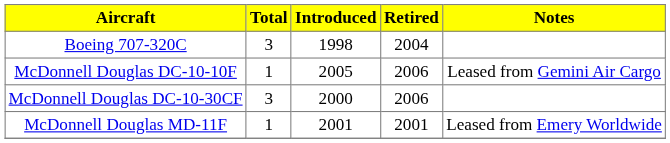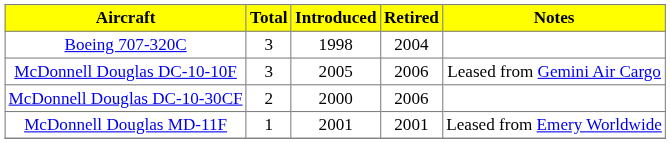(269, 71) 1 -> (269, 71) 3
(269, 98) 3 -> (269, 98) 2
